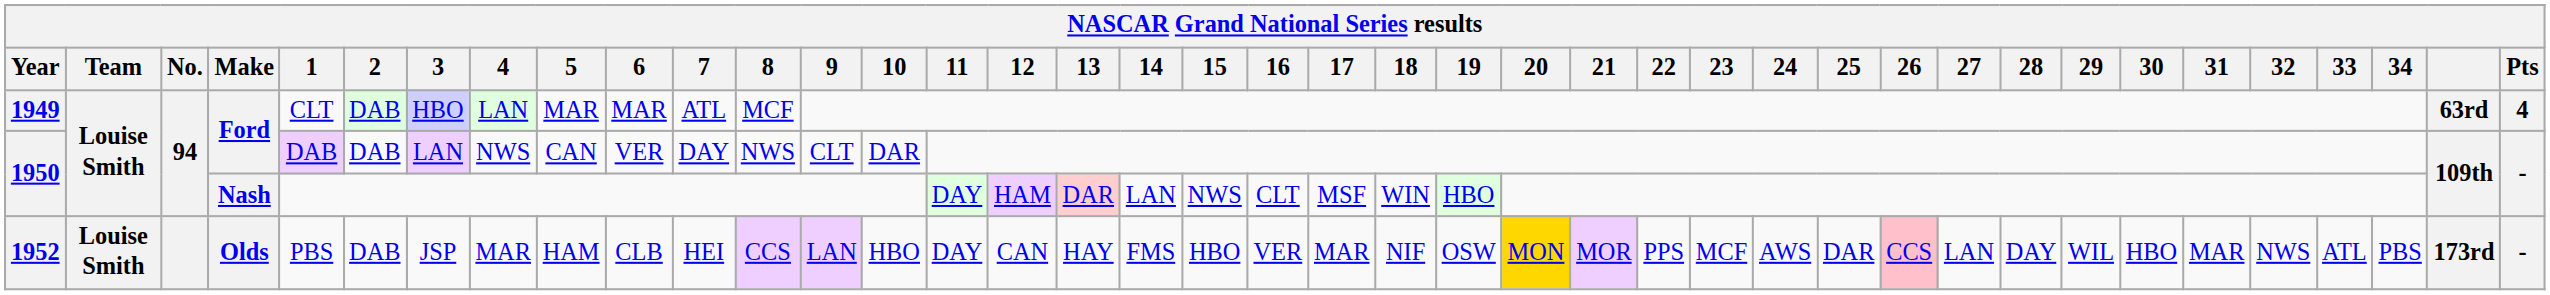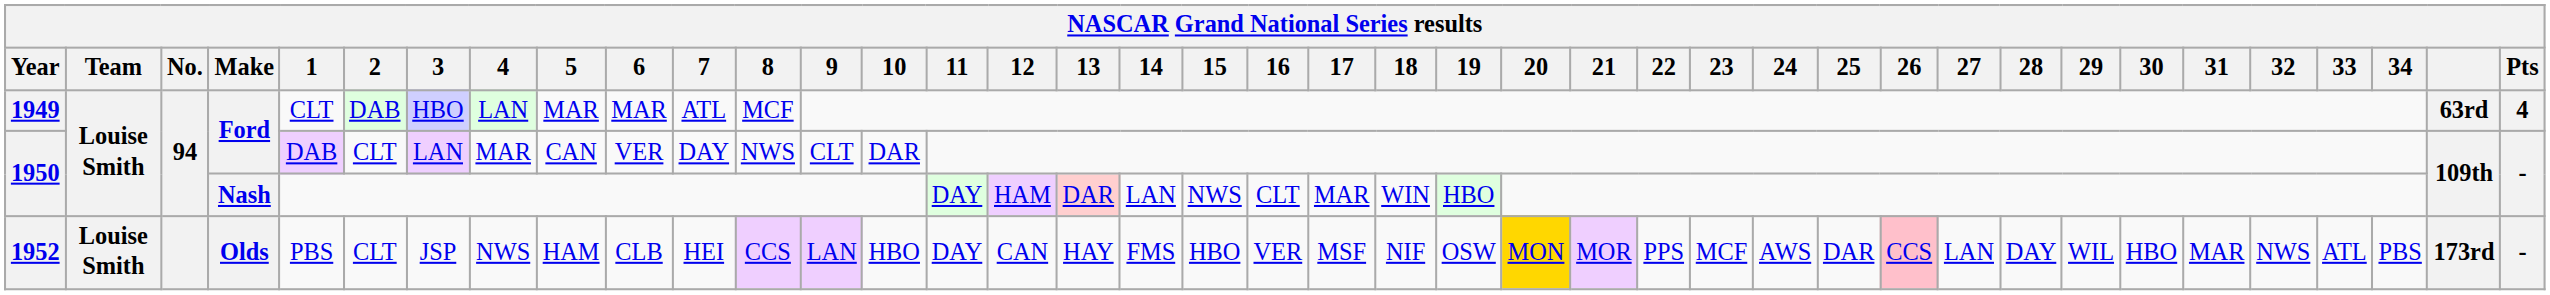(375, 152) DAB -> (375, 152) CLT
(503, 152) NWS -> (503, 152) MAR
(1342, 194) MSF -> (1342, 194) MAR
(375, 251) DAB -> (375, 251) CLT
(503, 251) MAR -> (503, 251) NWS
(1342, 251) MAR -> (1342, 251) MSF
